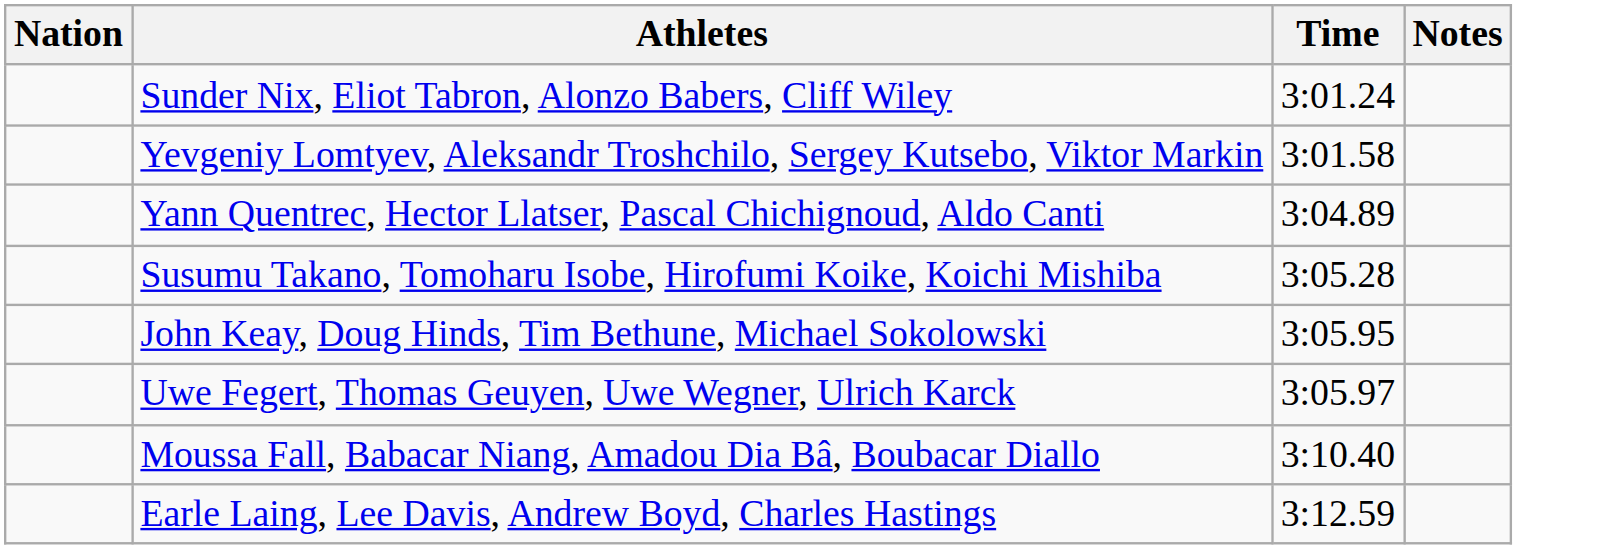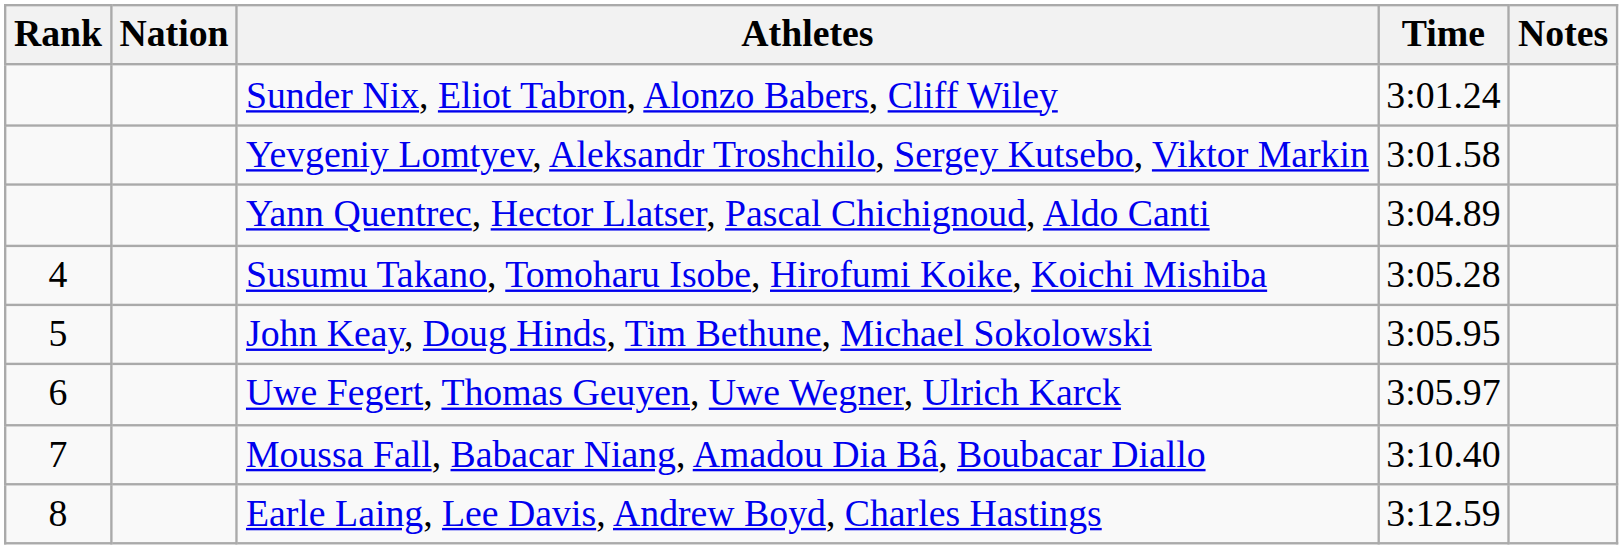+ column: (58, 34)
